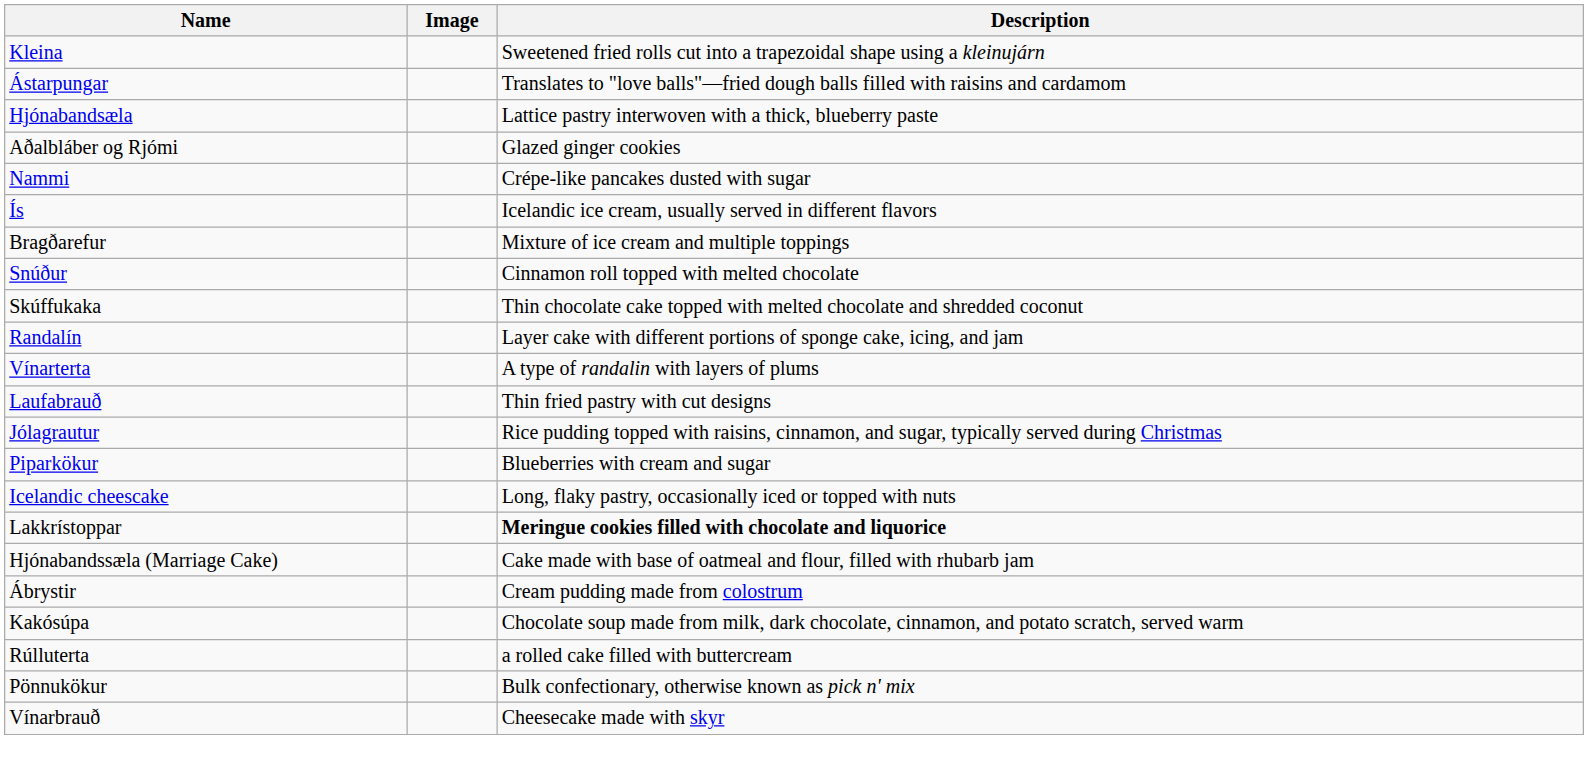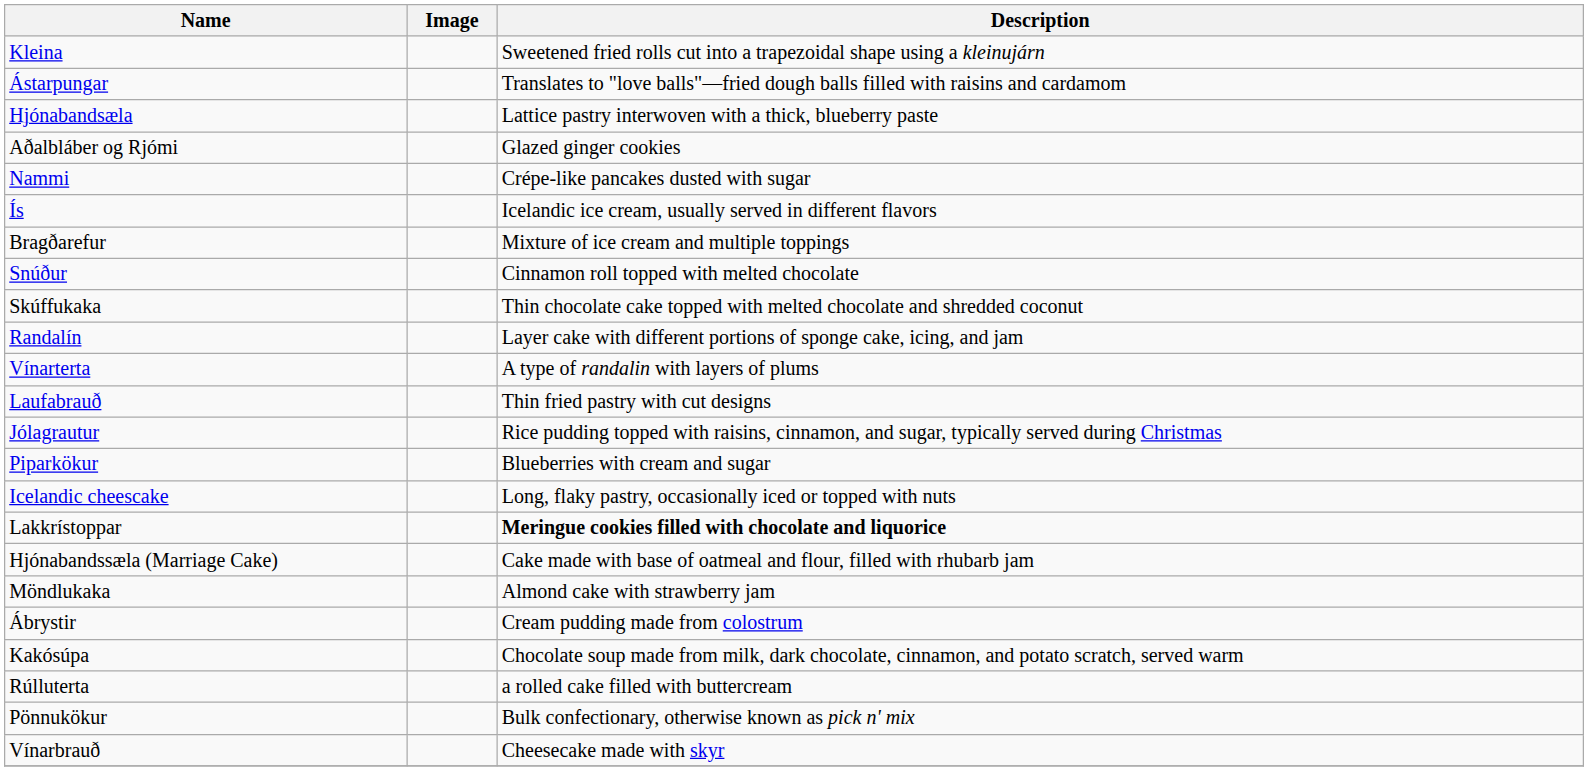+ row: (60, 591)
